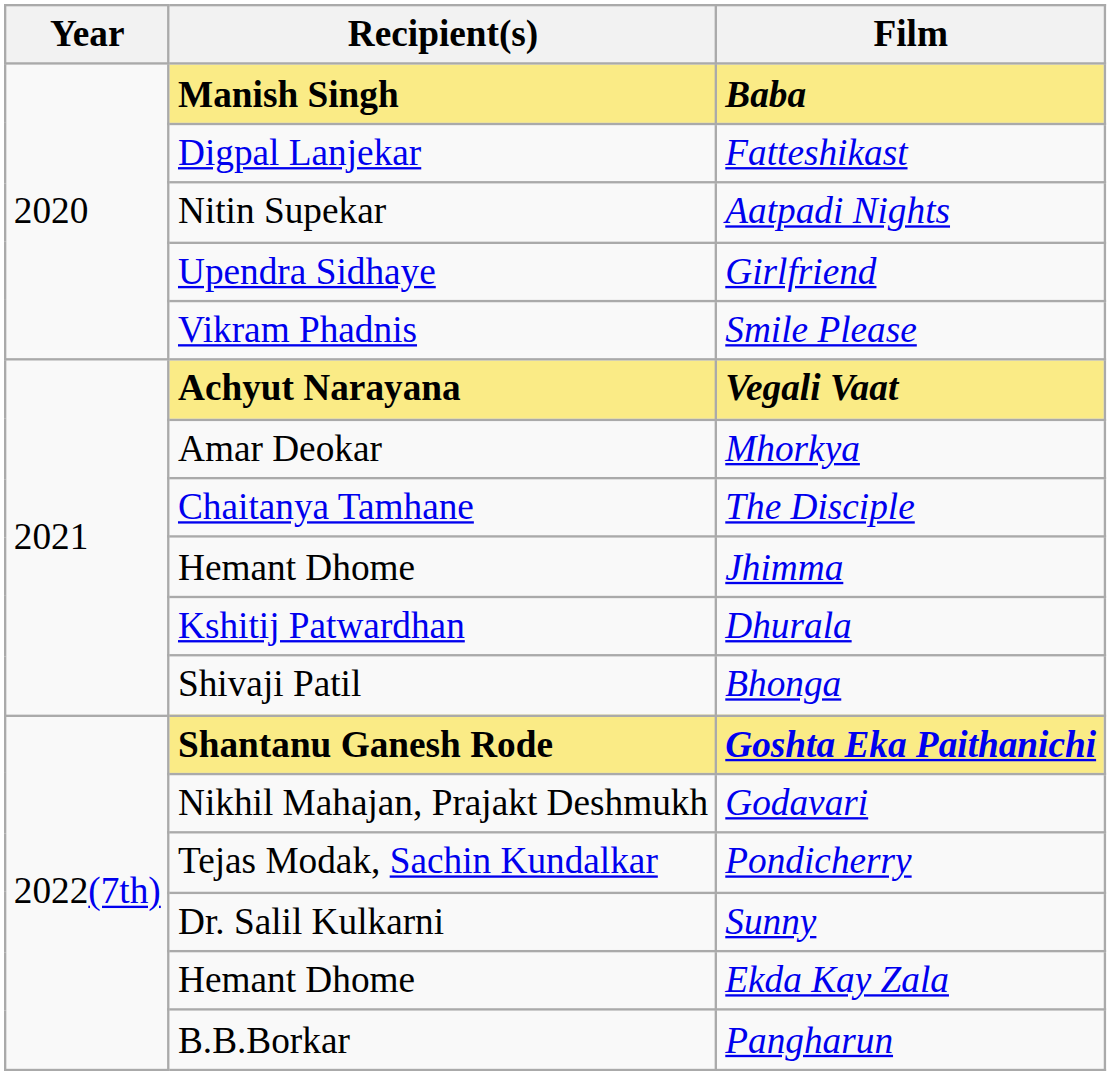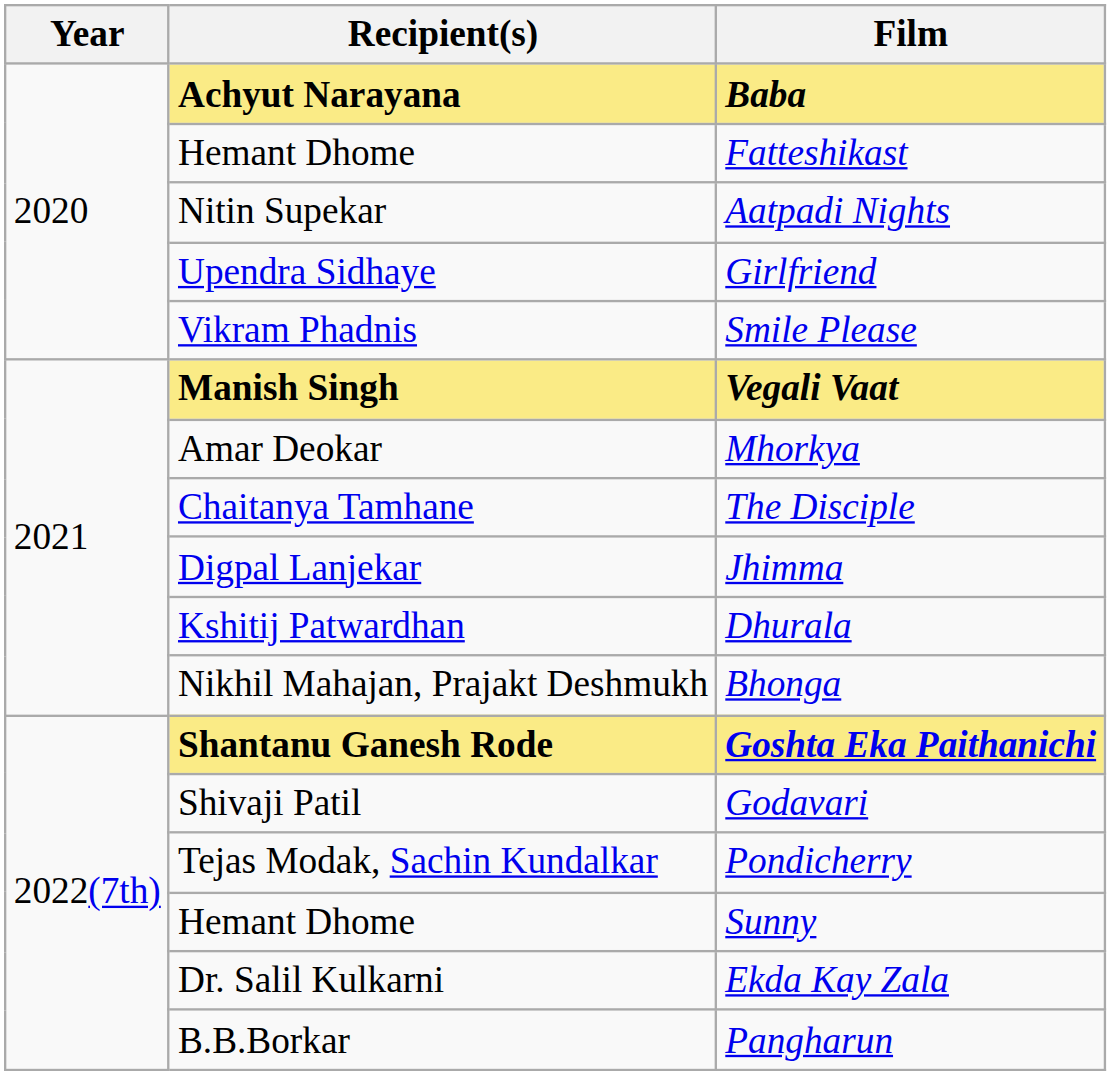(288, 93) Manish Singh -> (319, 93) Achyut Narayana
(300, 152) Digpal Lanjekar -> (297, 152) Hemant Dhome
(319, 388) Achyut Narayana -> (288, 388) Manish Singh
(297, 566) Hemant Dhome -> (300, 566) Digpal Lanjekar
(270, 684) Shivaji Patil -> (443, 684) Nikhil Mahajan, Prajakt Deshmukh
(443, 802) Nikhil Mahajan, Prajakt Deshmukh -> (270, 802) Shivaji Patil
(311, 920) Dr. Salil Kulkarni -> (297, 920) Hemant Dhome
(297, 980) Hemant Dhome -> (311, 980) Dr. Salil Kulkarni
